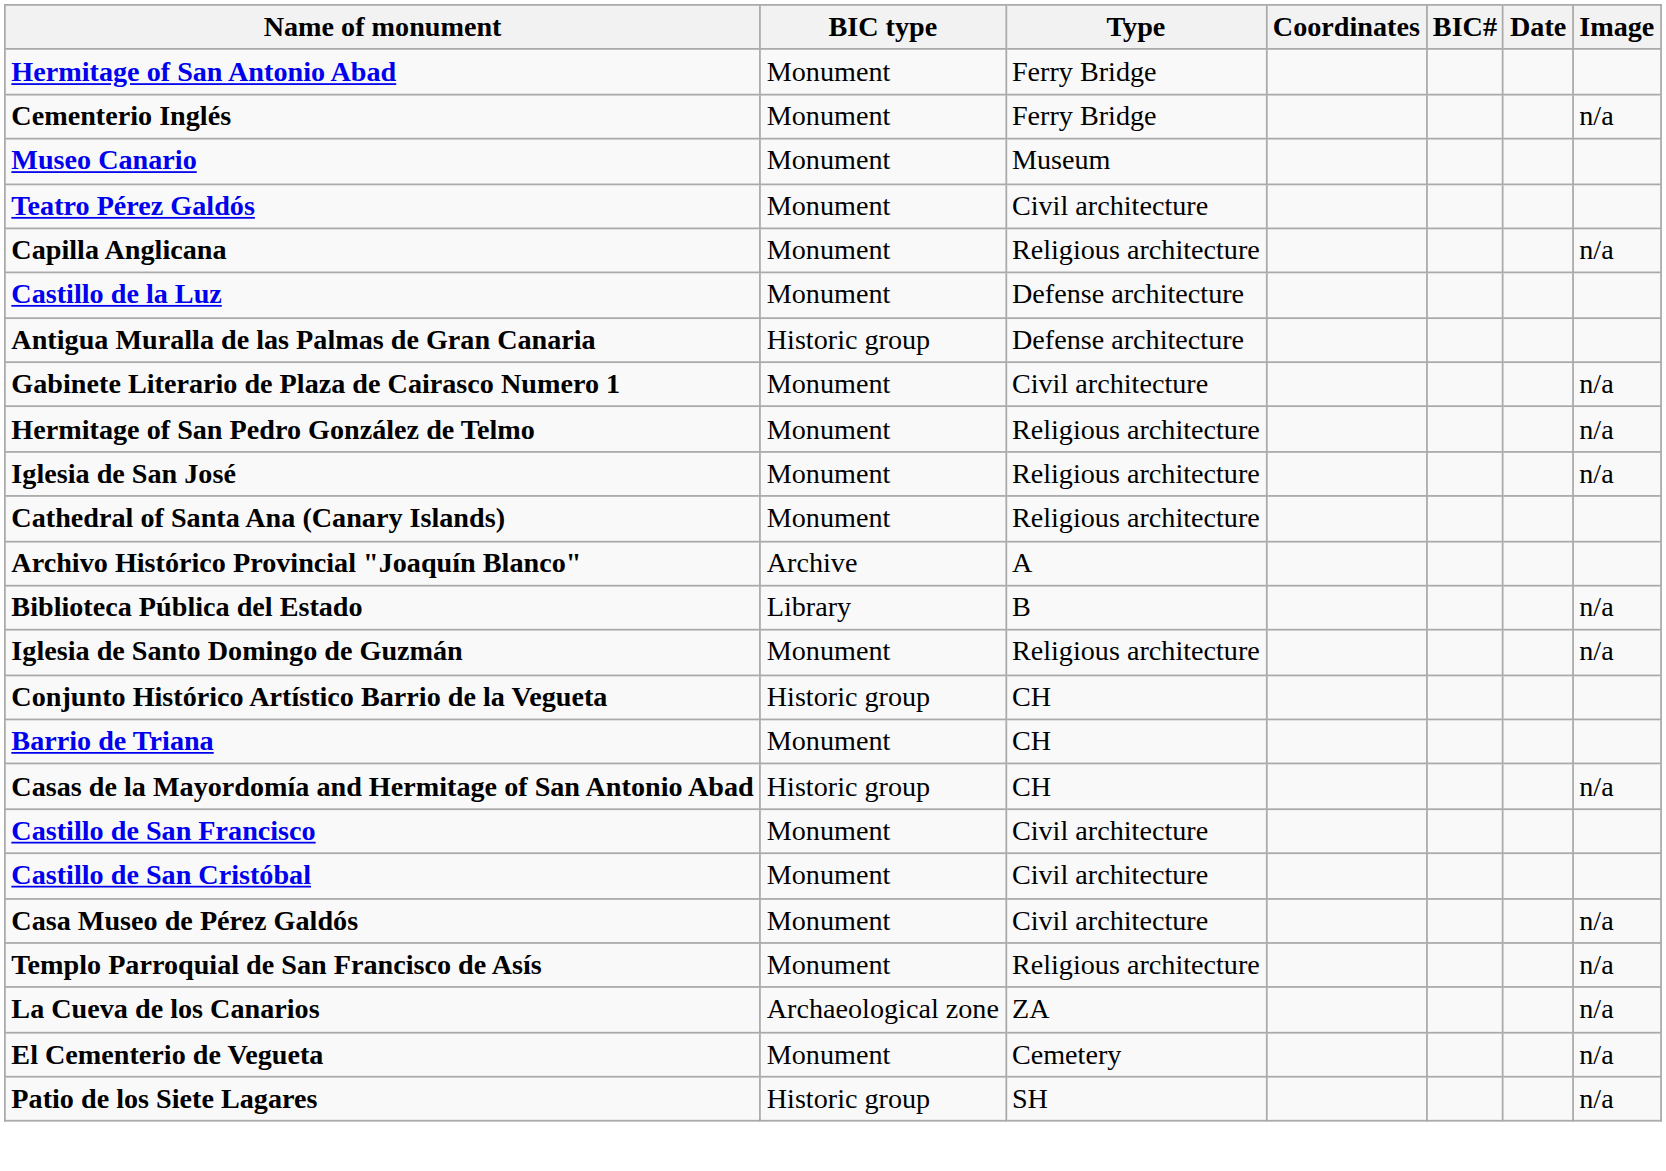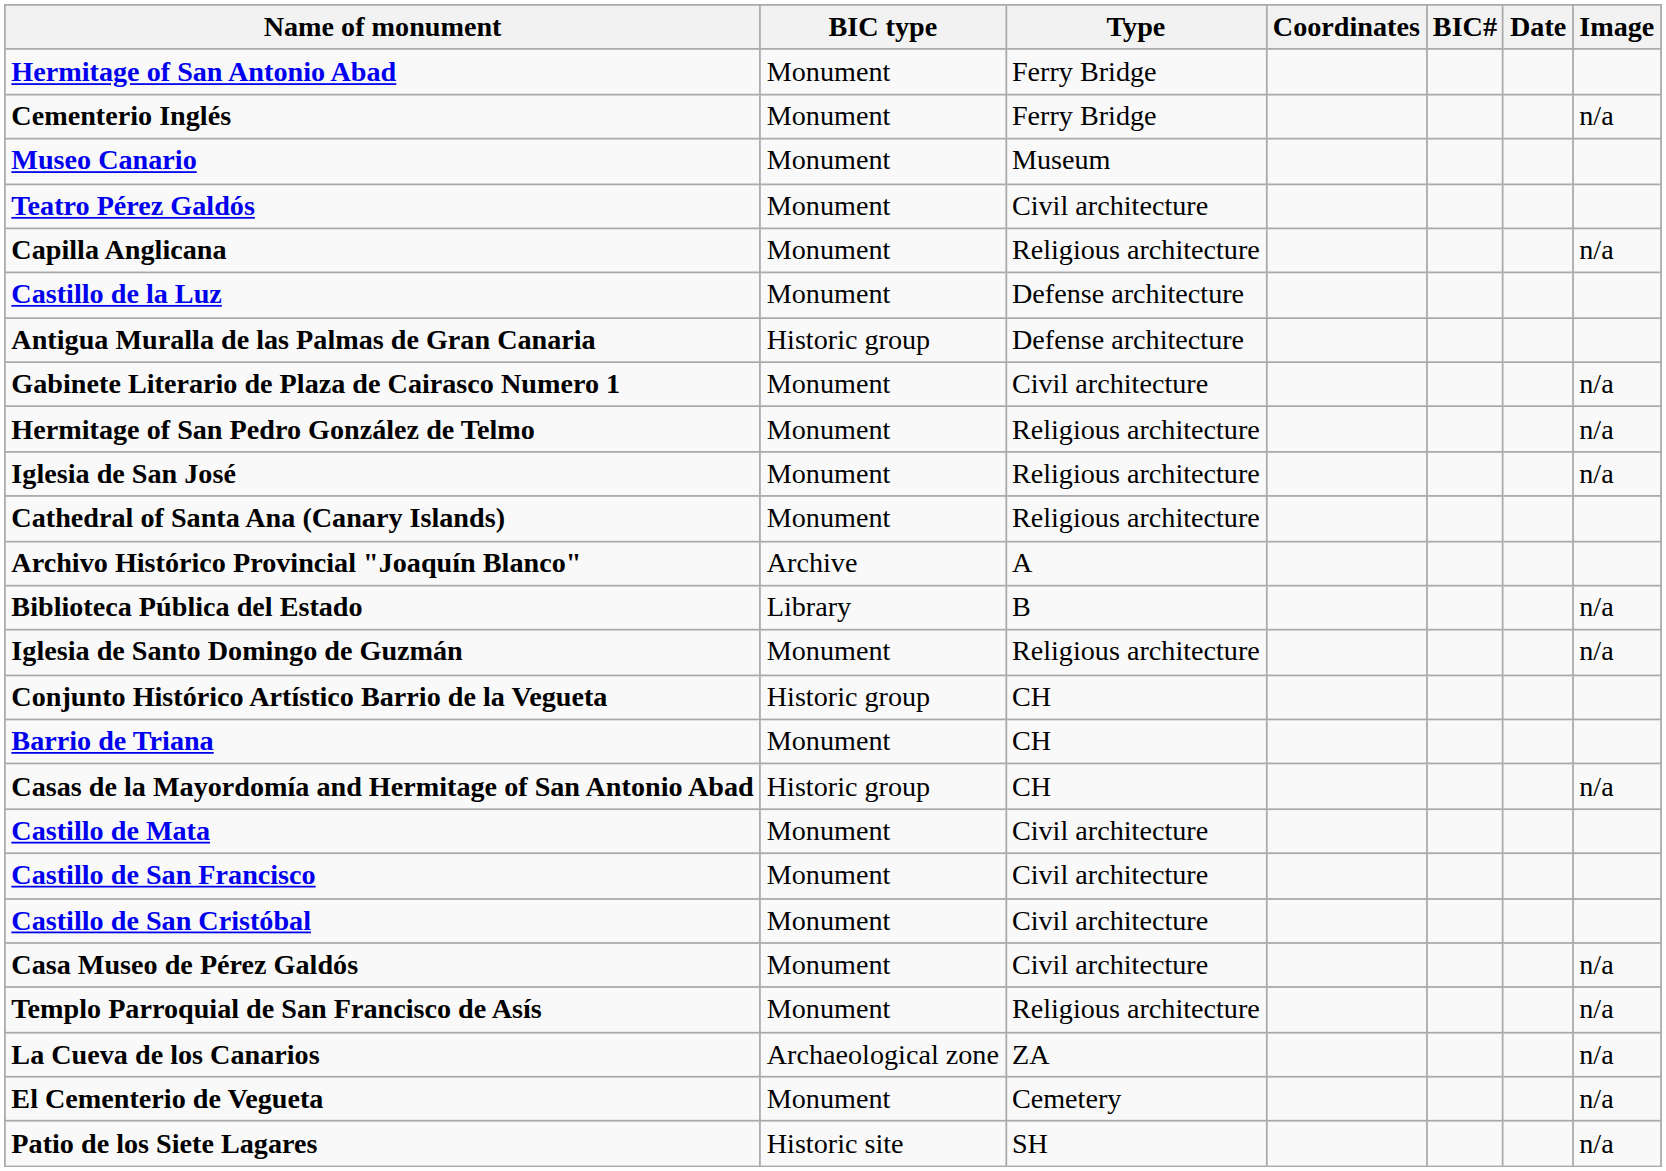+ row: (111, 830)
(848, 1098) Historic group -> (835, 1143) Historic site
